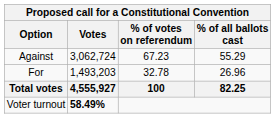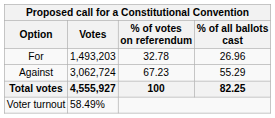rows swapped: (36, 72) <-> (36, 56)
(87, 105) bold -> (87, 105) normal
